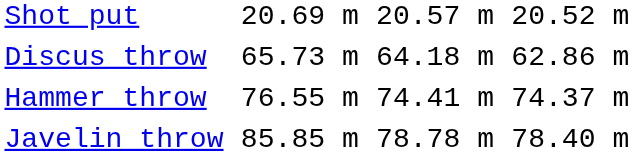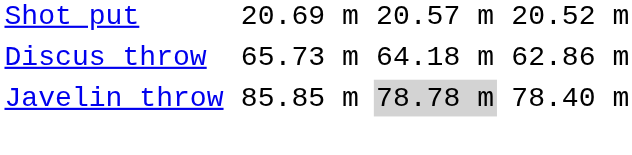- row: (106, 98)
(435, 139) no background -> (435, 98) lightgrey background
